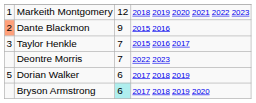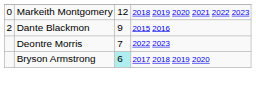(9, 12) 1 -> (9, 12) 0
(9, 28) lightsalmon background -> (9, 28) no background
- row: (47, 43)
- row: (48, 75)
